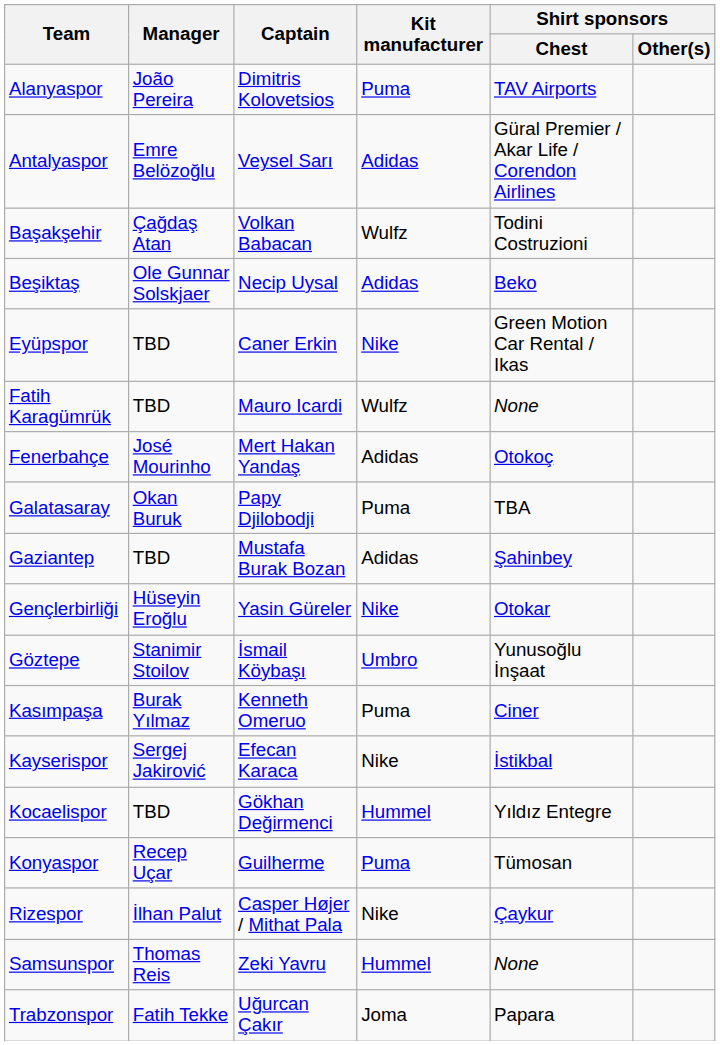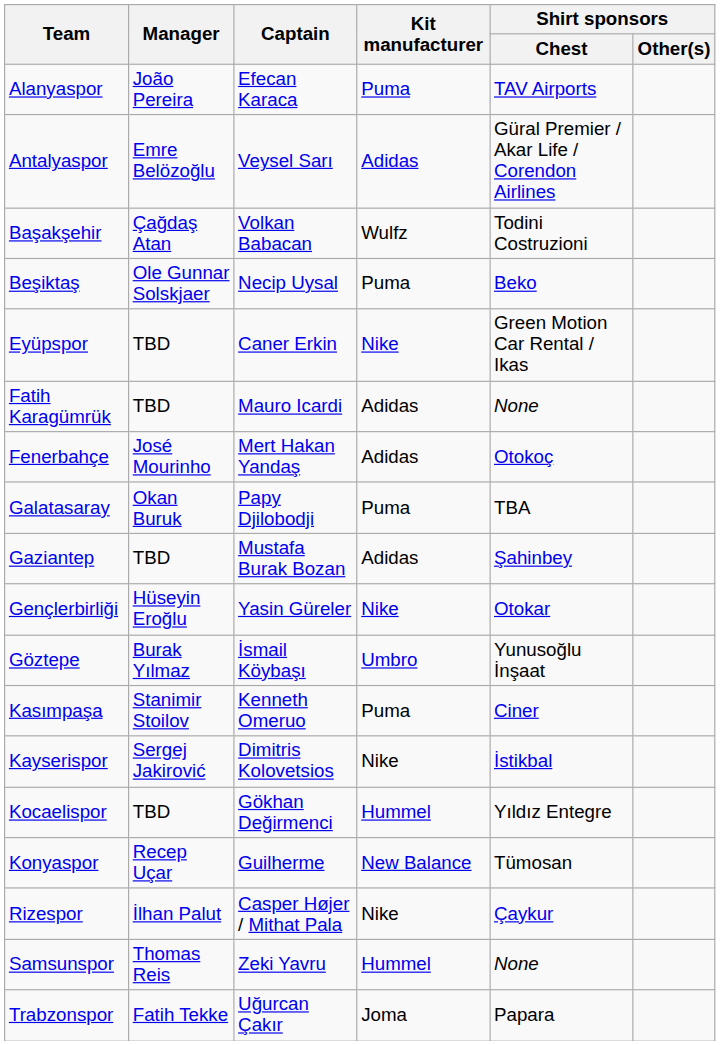(286, 89) Dimitris Kolovetsios -> (268, 89) Efecan Karaca
(390, 283) Adidas -> (386, 283) Puma
(384, 406) Wulfz -> (390, 406) Adidas
(167, 659) Stanimir Stoilov -> (161, 659) Burak Yılmaz
(161, 710) Burak Yılmaz -> (167, 710) Stanimir Stoilov
(268, 761) Efecan Karaca -> (286, 761) Dimitris Kolovetsios
(386, 862) Puma -> (416, 862) New Balance
